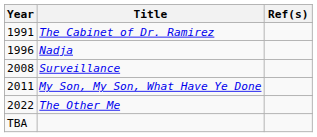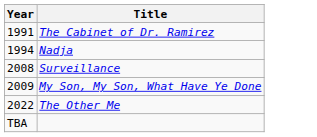- column: (288, 14)
(21, 50) 1996 -> (21, 50) 1994
(21, 86) 2011 -> (21, 86) 2009
